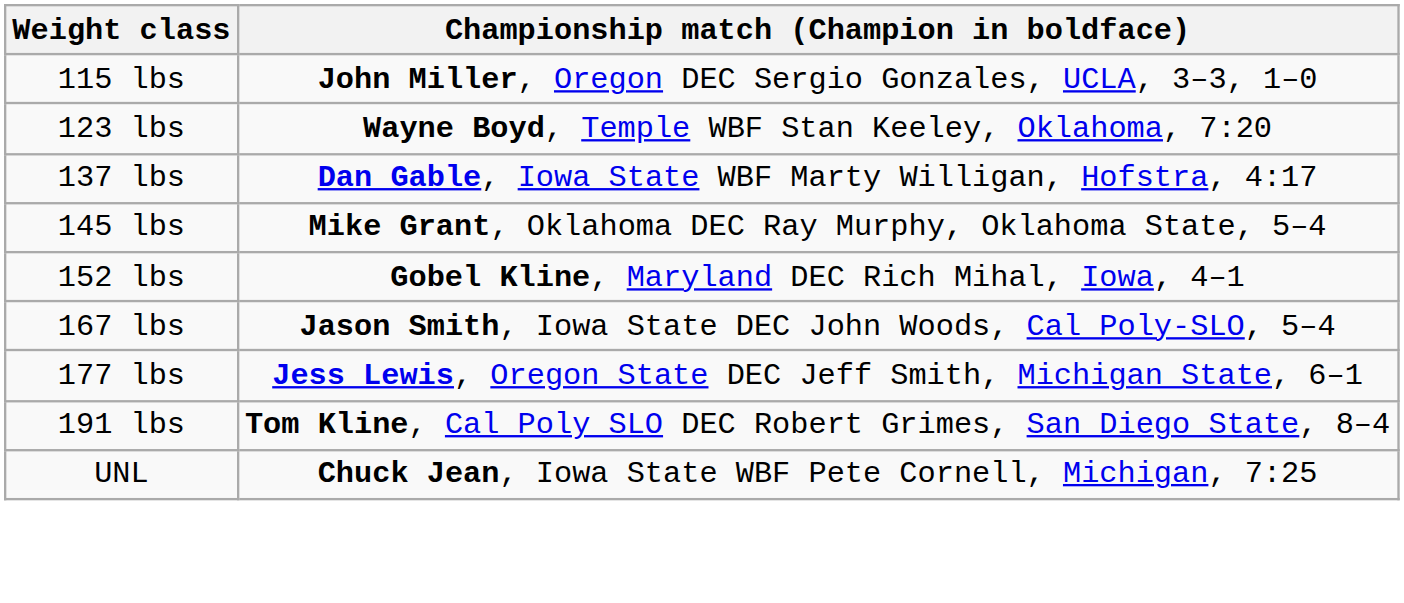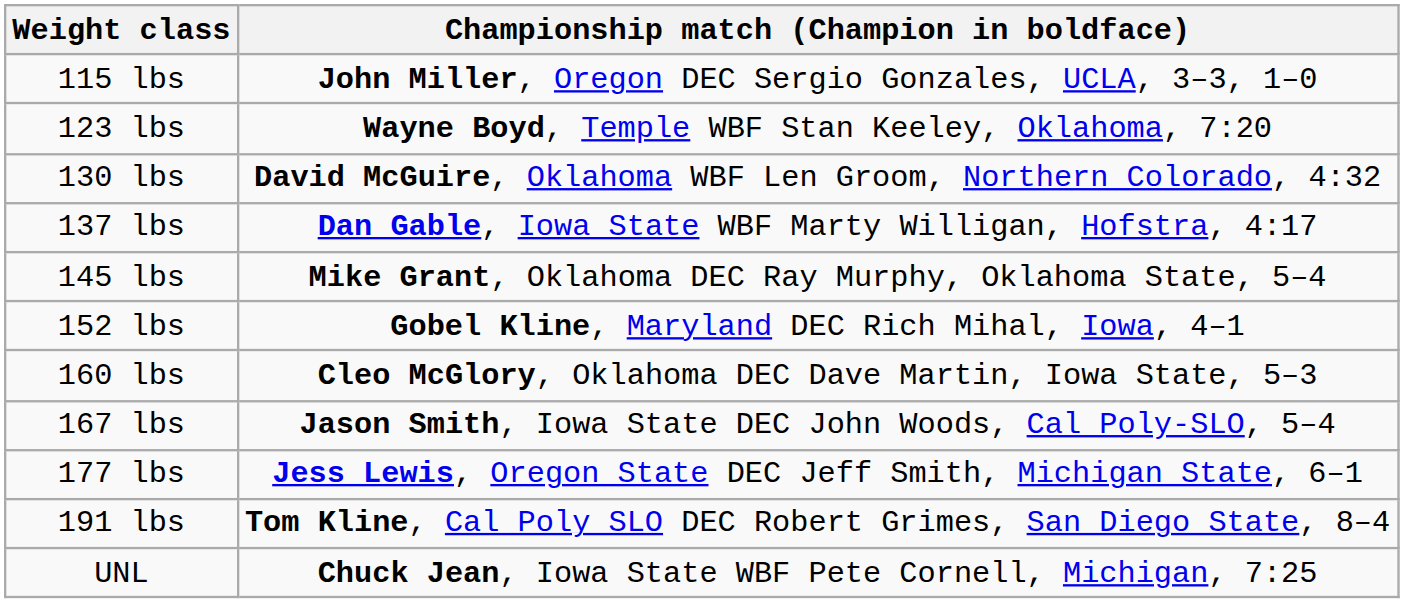+ row: (121, 178)
+ row: (121, 375)
